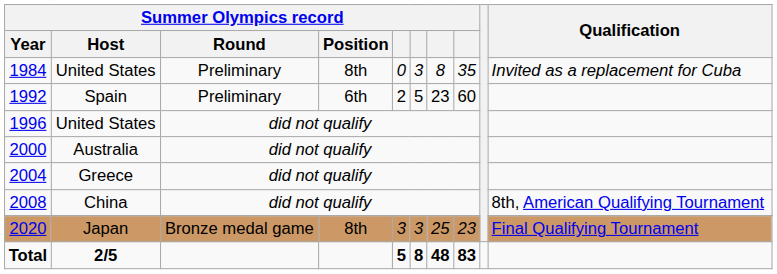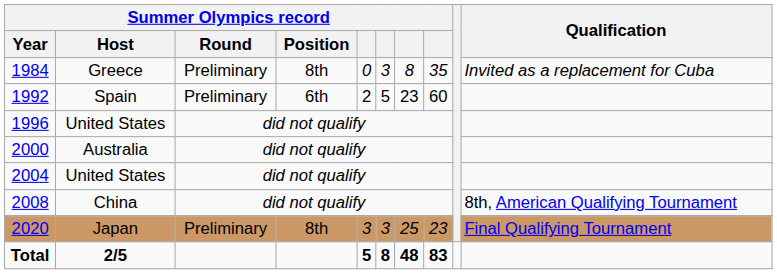(106, 70) United States -> (115, 70) Greece
(106, 176) Greece -> (115, 176) United States
(239, 228) Bronze medal game -> (226, 228) Preliminary
